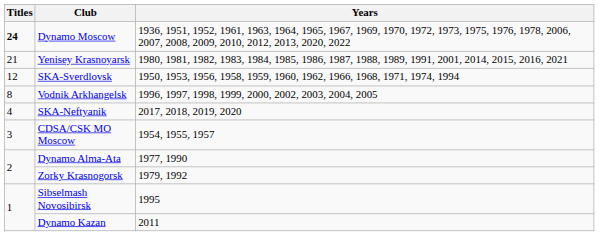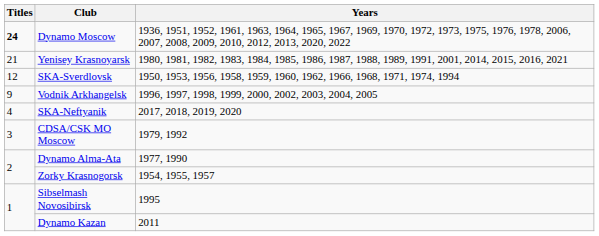(10, 94) 8 -> (10, 94) 9
(176, 135) 1954, 1955, 1957 -> (163, 135) 1979, 1992
(163, 175) 1979, 1992 -> (176, 175) 1954, 1955, 1957
